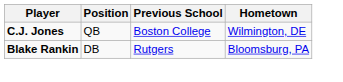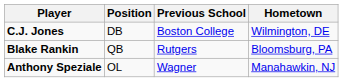(92, 31) QB -> (115, 31) DB
(91, 49) DB -> (115, 49) QB
+ row: (54, 67)
